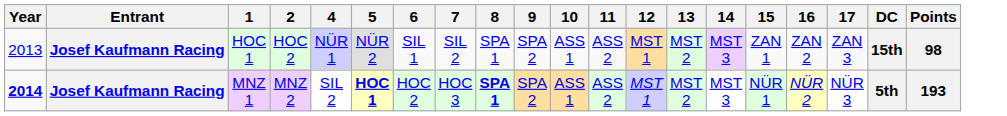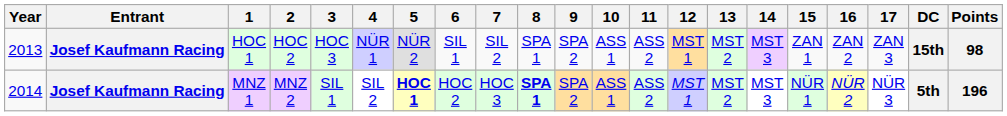+ column: (332, 16)
(25, 90) bold -> (25, 90) normal
(933, 90) 193 -> (975, 90) 196
